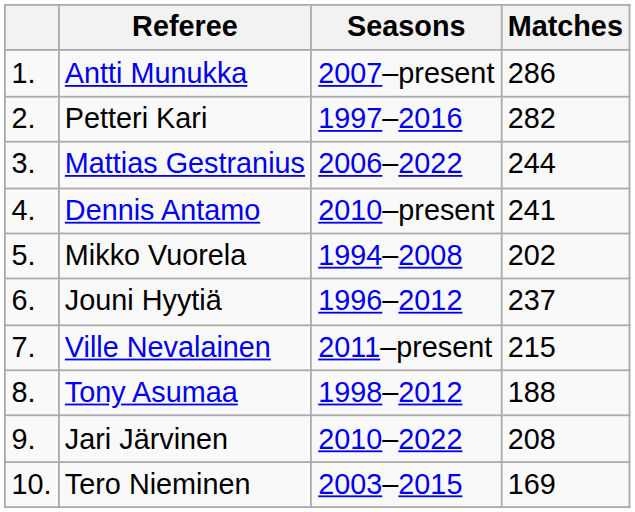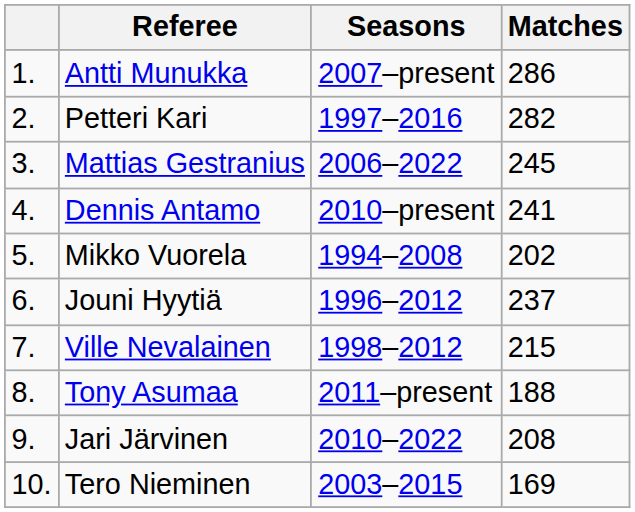(532, 164) 244 -> (532, 164) 245
(405, 347) 2011–present -> (390, 347) 1998–2012
(390, 392) 1998–2012 -> (405, 392) 2011–present
